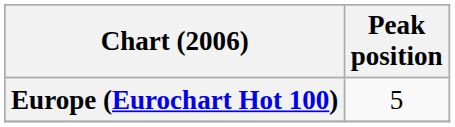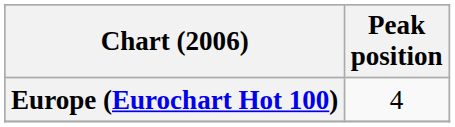(397, 99) 5 -> (397, 99) 4
